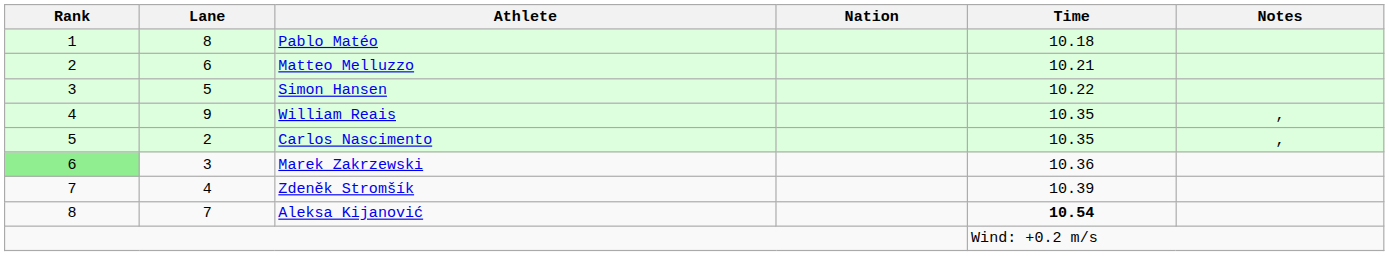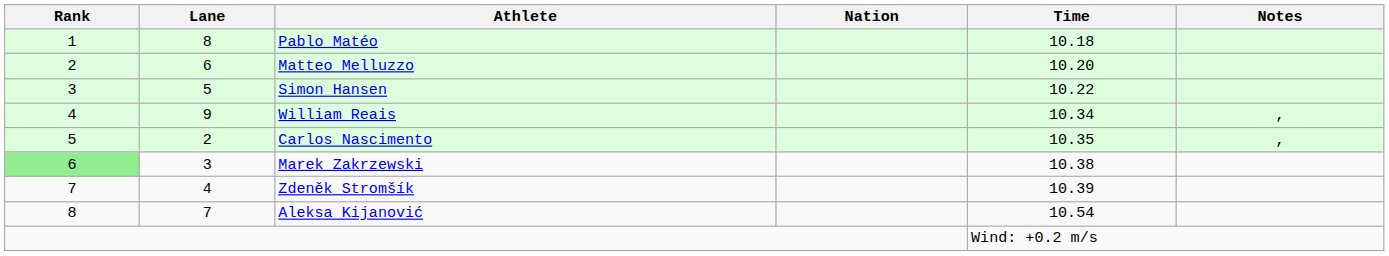(1072, 66) 10.21 -> (1072, 66) 10.20
(1072, 115) 10.35 -> (1072, 115) 10.34
(1072, 164) 10.36 -> (1072, 164) 10.38
(1072, 213) bold -> (1072, 213) normal
